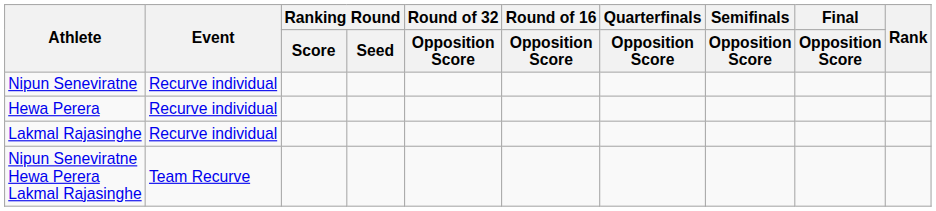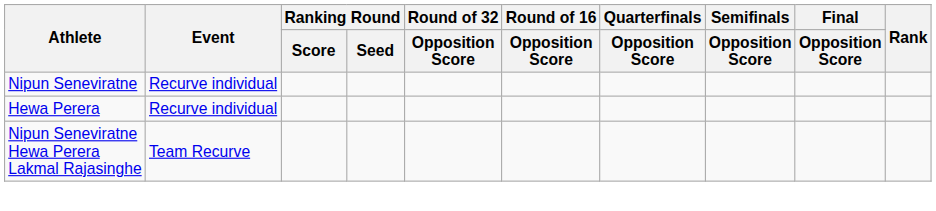- row: (75, 134)
